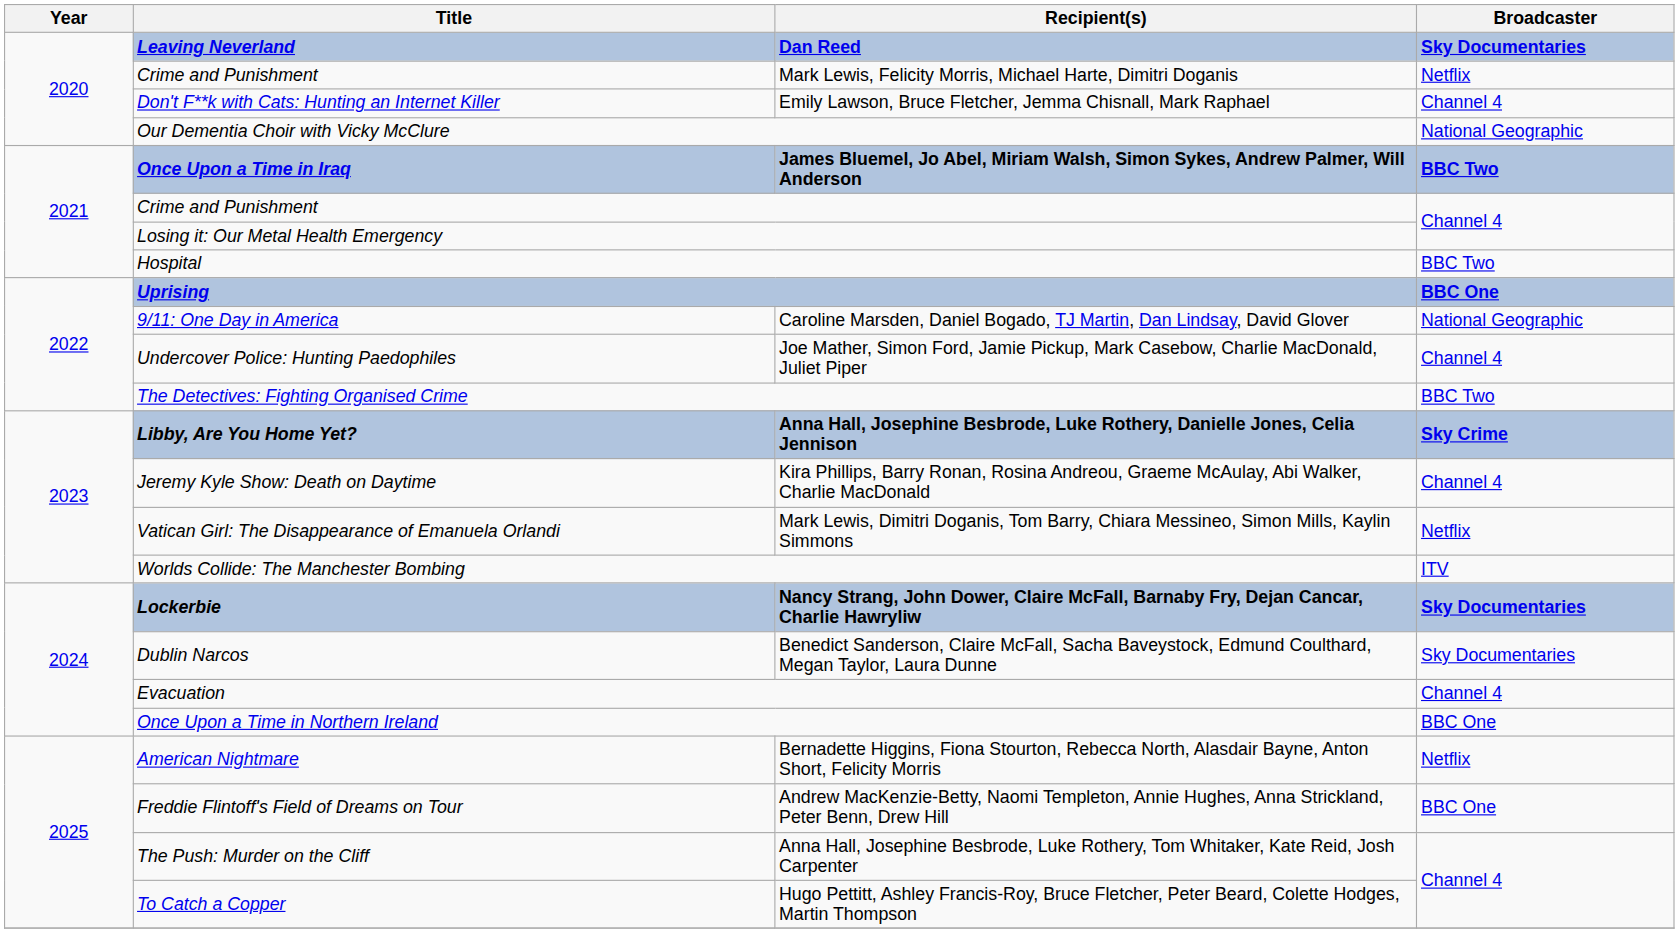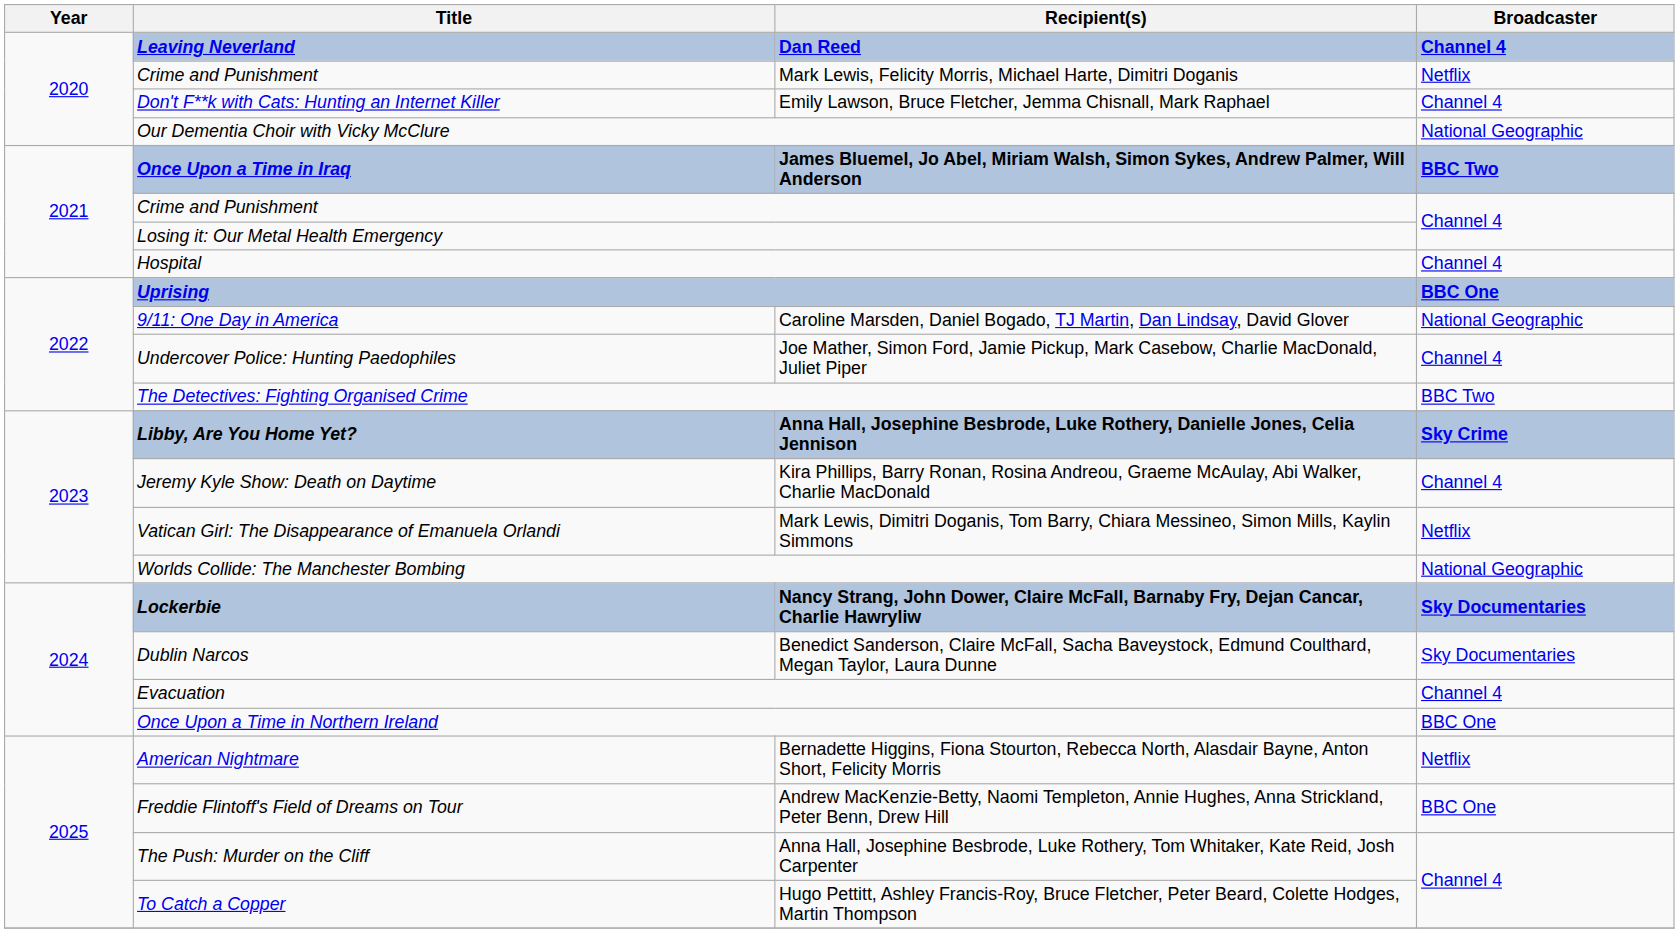(1503, 46) Sky Documentaries -> (1463, 46) Channel 4
(1458, 263) BBC Two -> (1462, 263) Channel 4
(1435, 569) ITV -> (1502, 569) National Geographic
